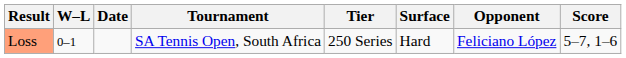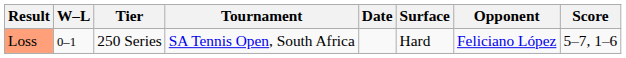columns swapped: (113, 16) <-> (360, 16)
